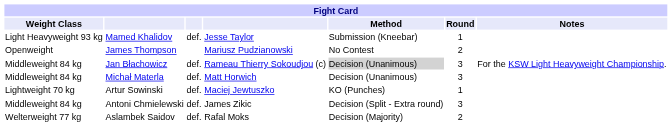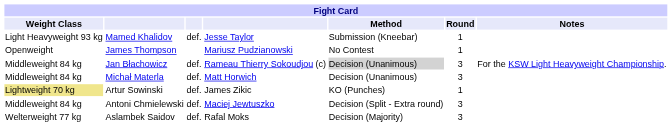(460, 50) 2 -> (460, 50) 1
(40, 90) no background -> (40, 90) khaki background
(239, 90) Maciej Jewtuszko -> (228, 90) James Zikic
(228, 103) James Zikic -> (239, 103) Maciej Jewtuszko
(460, 117) 2 -> (460, 117) 3
